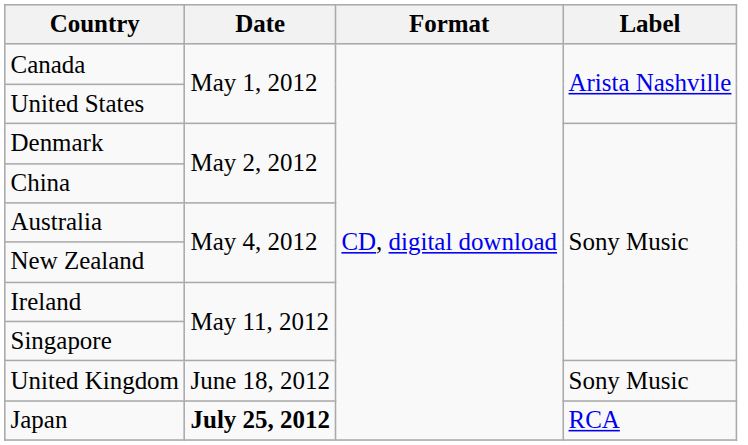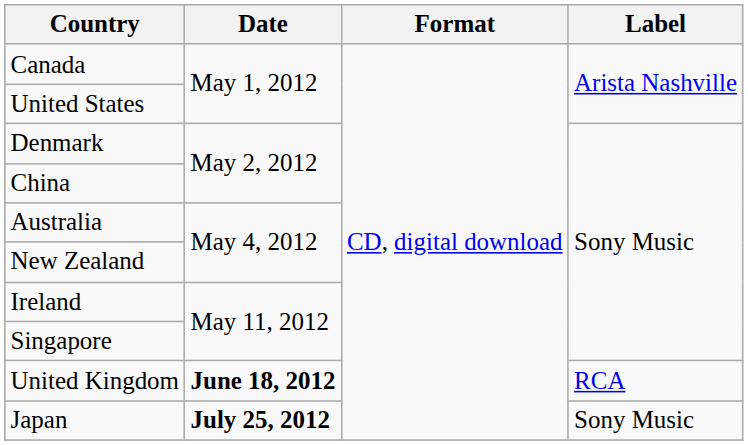(260, 380) normal -> (263, 380) bold
(629, 380) Sony Music -> (600, 380) RCA
(594, 420) RCA -> (634, 420) Sony Music
